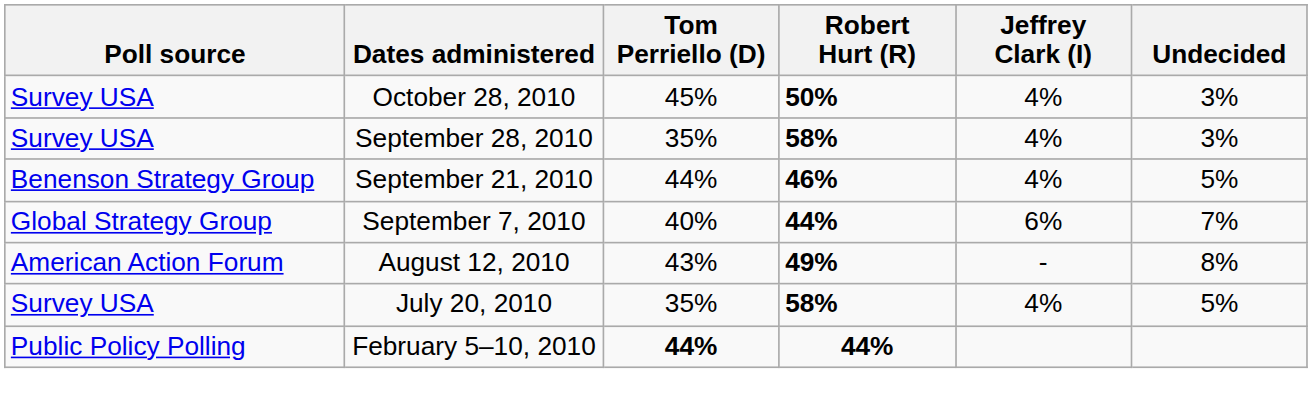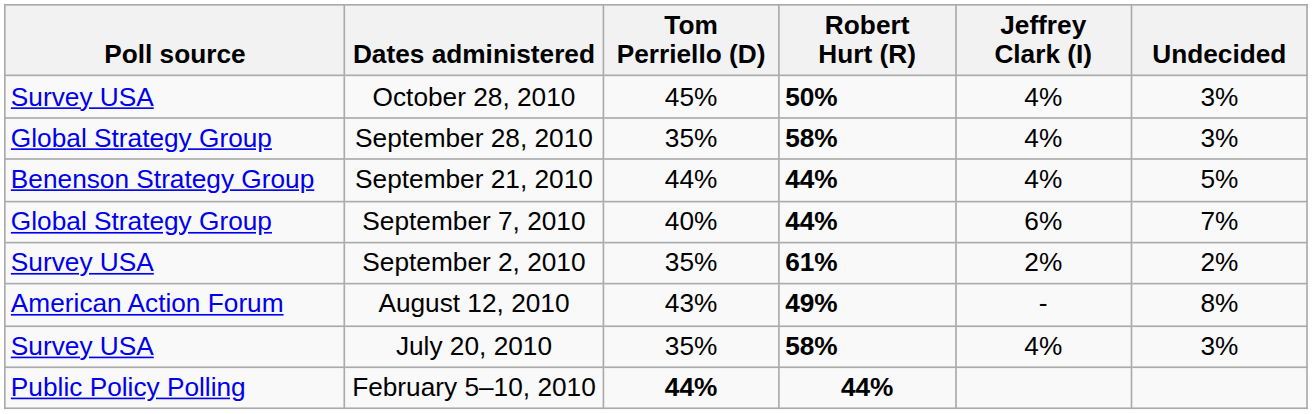(82, 138) Survey USA -> (141, 138) Global Strategy Group
(811, 179) 46% -> (811, 179) 44%
+ row: (474, 262)
(1219, 304) 5% -> (1219, 346) 3%
